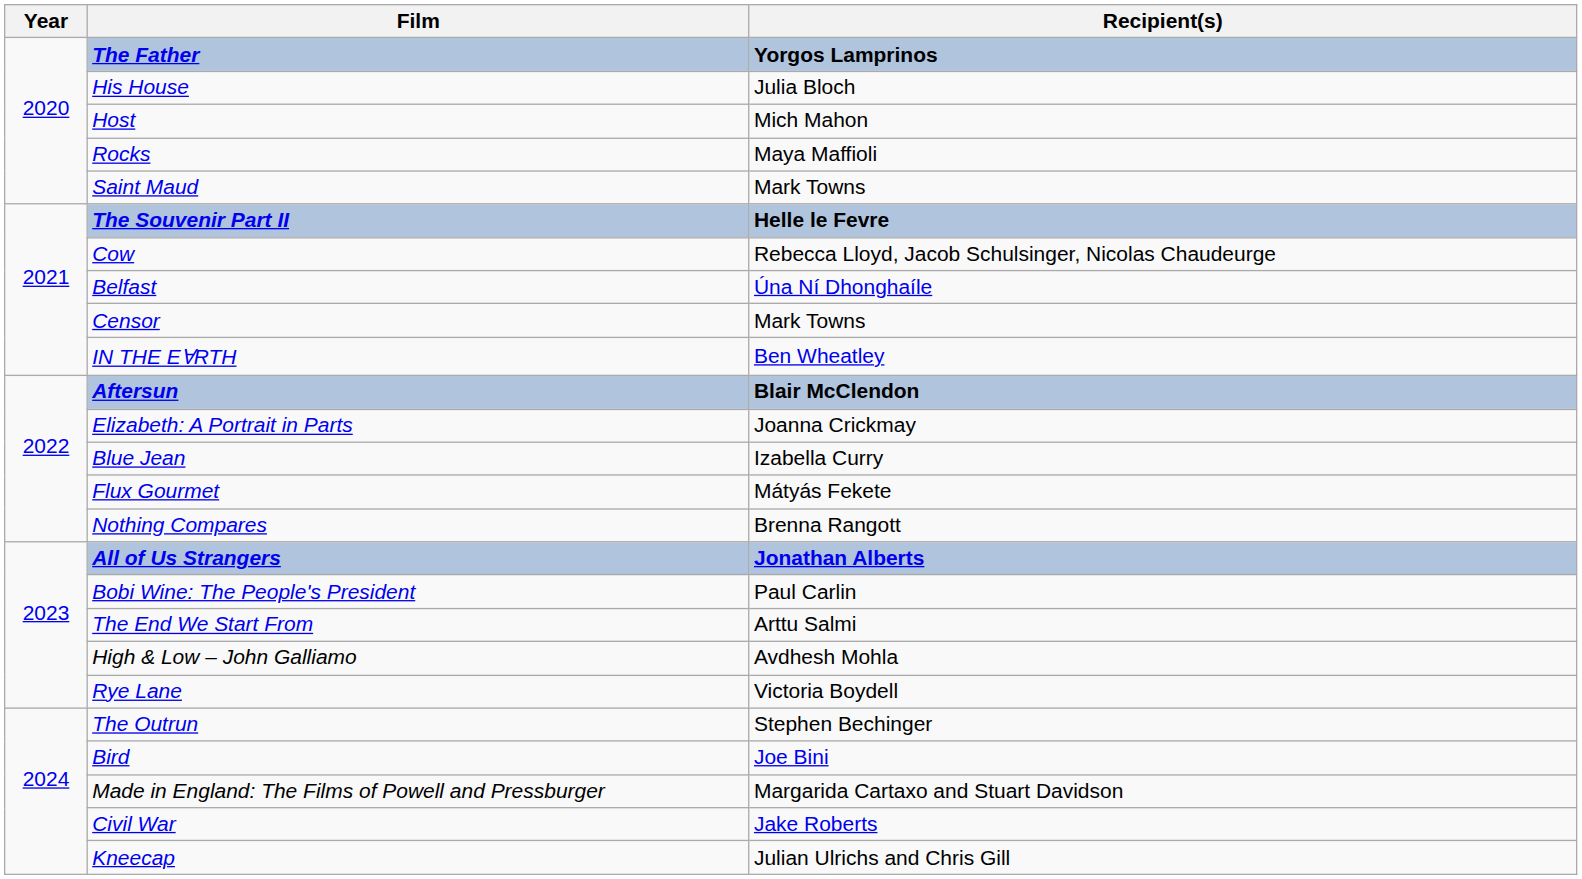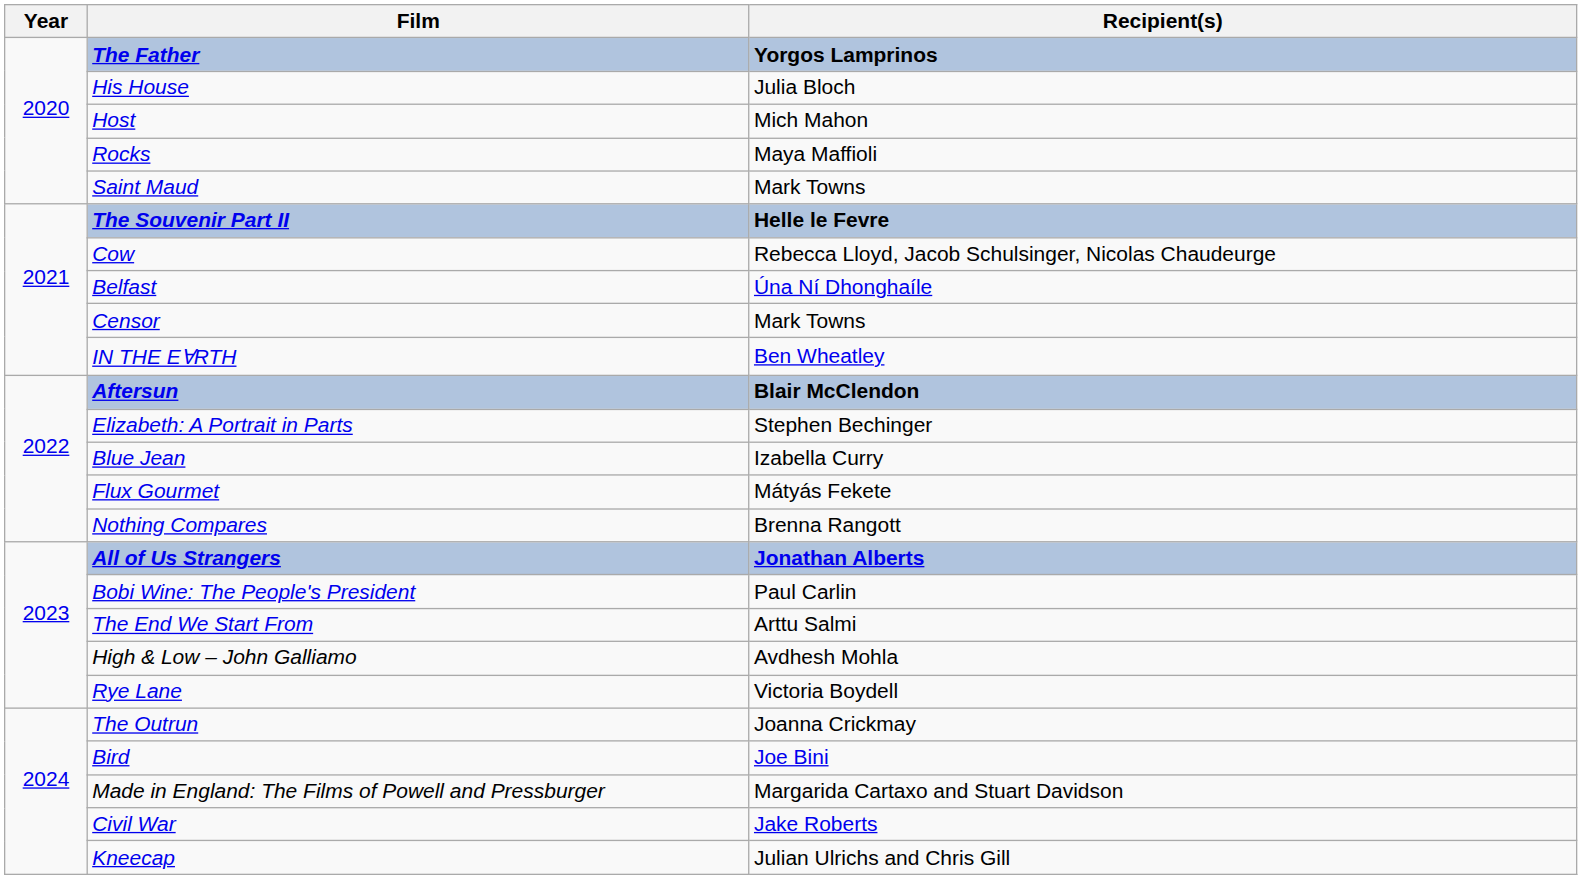(835, 425) Joanna Crickmay -> (843, 425) Stephen Bechinger
(843, 724) Stephen Bechinger -> (835, 724) Joanna Crickmay
